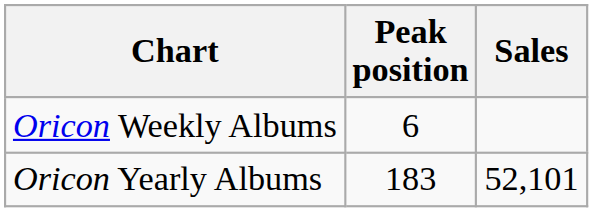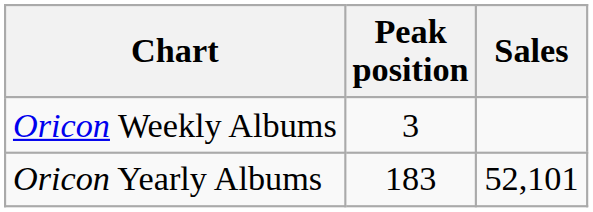(411, 124) 6 -> (411, 124) 3
